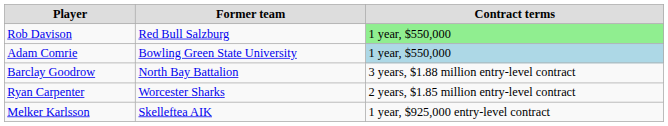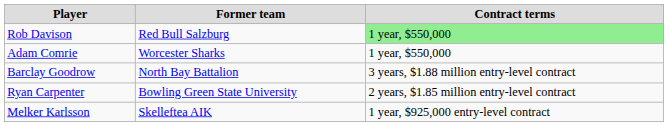(218, 53) Bowling Green State University -> (182, 53) Worcester Sharks
(410, 53) lightblue background -> (410, 53) no background
(182, 92) Worcester Sharks -> (218, 92) Bowling Green State University
